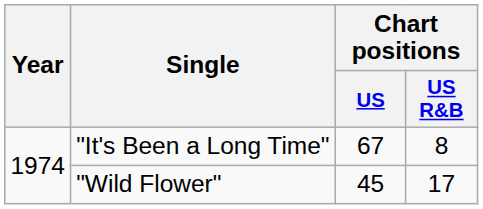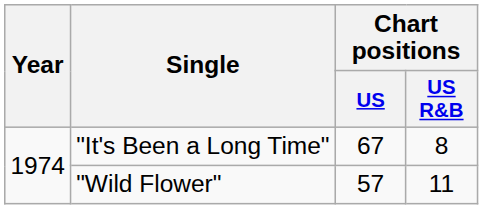(371, 184) 45 -> (371, 184) 57
(441, 184) 17 -> (441, 184) 11
